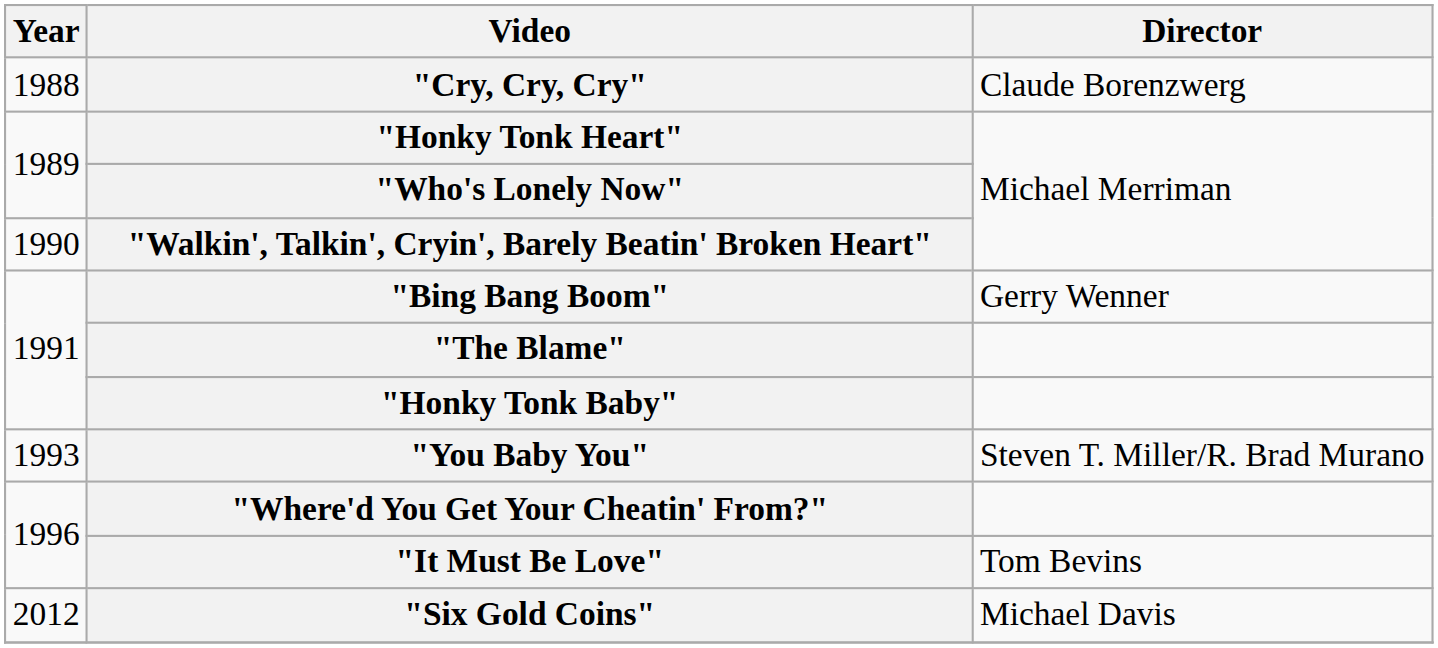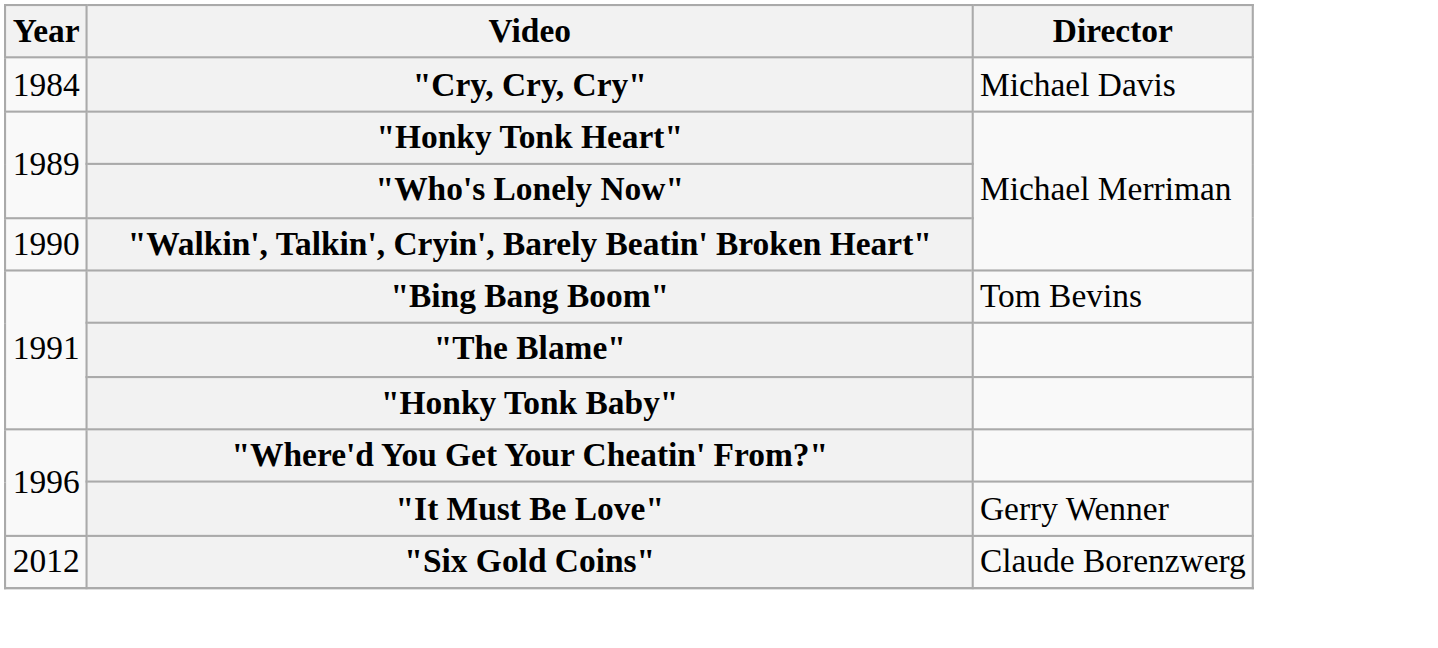(46, 84) 1988 -> (46, 84) 1984
(1113, 84) Claude Borenzwerg -> (1078, 84) Michael Davis
(1074, 296) Gerry Wenner -> (1061, 296) Tom Bevins
- row: (530, 455)
(1061, 561) Tom Bevins -> (1074, 508) Gerry Wenner
(1078, 614) Michael Davis -> (1113, 561) Claude Borenzwerg
